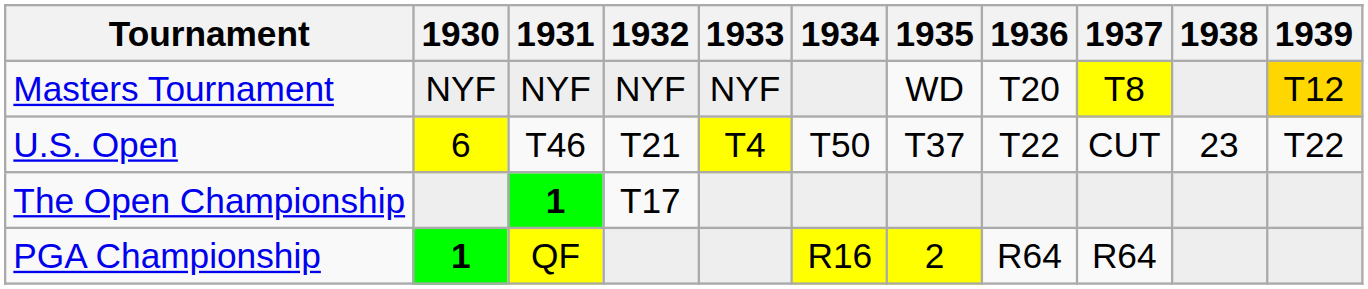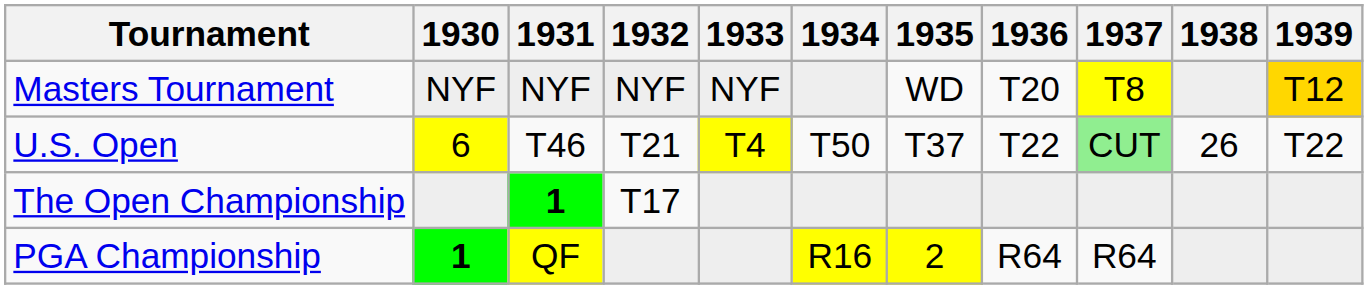(1124, 145) no background -> (1124, 145) lightgreen background
(1219, 145) 23 -> (1219, 145) 26
